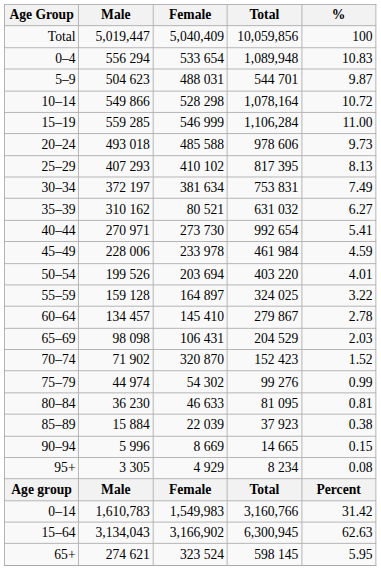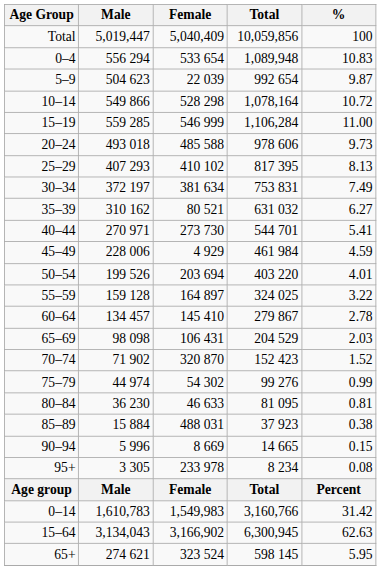(202, 79) 488 031 -> (205, 79) 22 039
(276, 79) 544 701 -> (276, 79) 992 654
(276, 230) 992 654 -> (276, 230) 544 701
(202, 252) 233 978 -> (209, 252) 4 929
(205, 425) 22 039 -> (202, 425) 488 031
(209, 468) 4 929 -> (202, 468) 233 978
